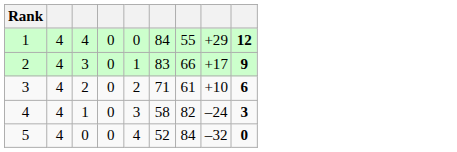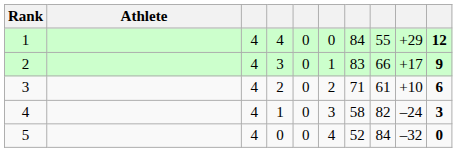+ column: (144, 16)
